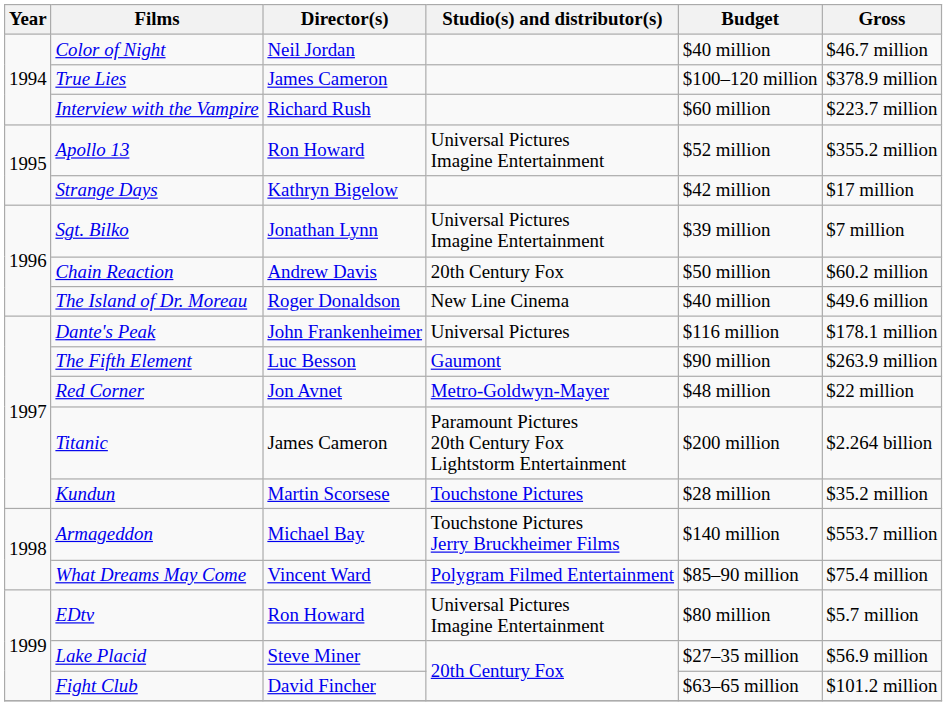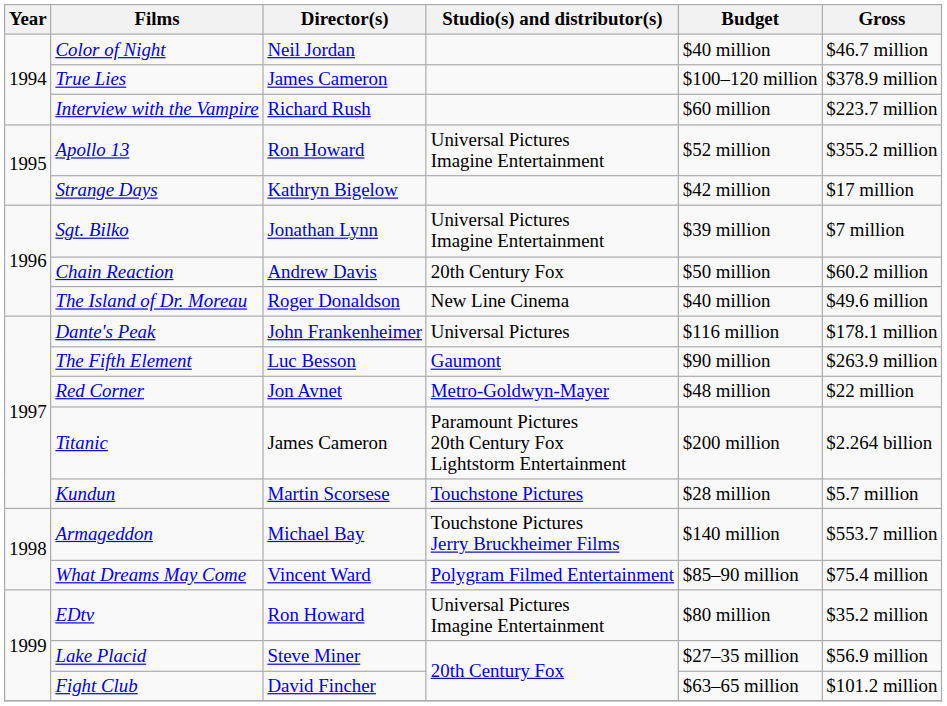(877, 493) $35.2 million -> (872, 493) $5.7 million
(872, 615) $5.7 million -> (877, 615) $35.2 million
